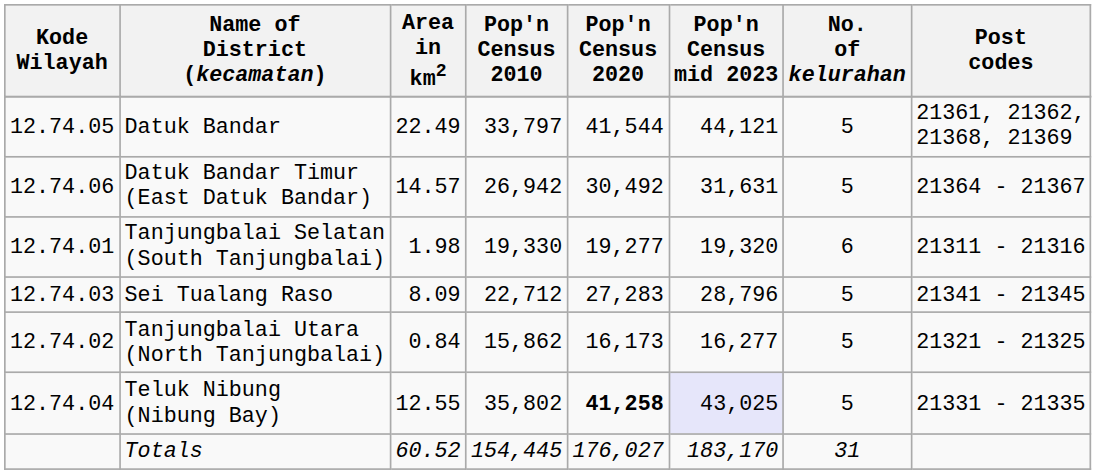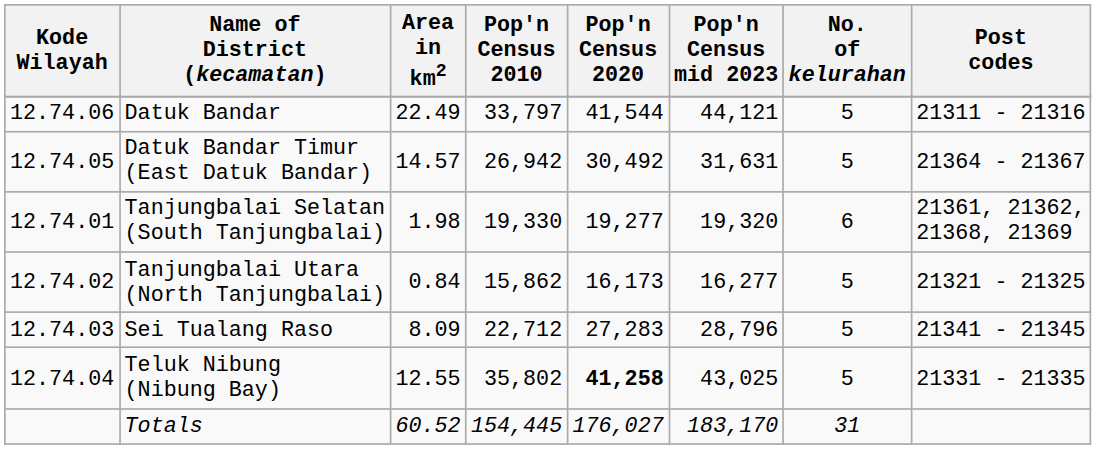(62, 126) 12.74.05 -> (62, 114) 12.74.06
(1001, 126) 21361, 21362, 21368, 21369 -> (1001, 114) 21311 - 21316
(62, 187) 12.74.06 -> (62, 161) 12.74.05
(1001, 247) 21311 - 21316 -> (1001, 222) 21361, 21362, 21368, 21369
rows swapped: (255, 343) <-> (229, 295)
(739, 403) lavender background -> (739, 378) no background
